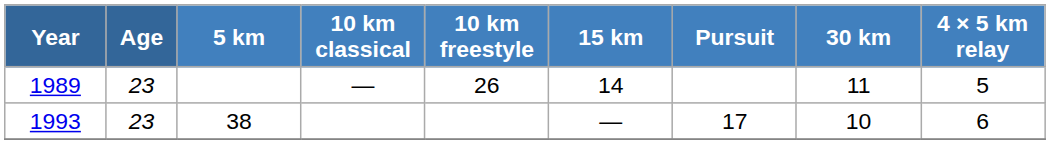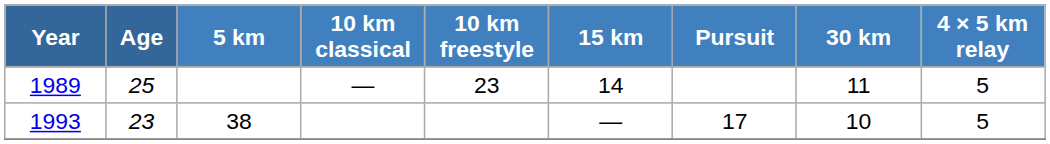(142, 85) 23 -> (142, 85) 25
(487, 85) 26 -> (487, 85) 23
(983, 121) 6 -> (983, 121) 5
